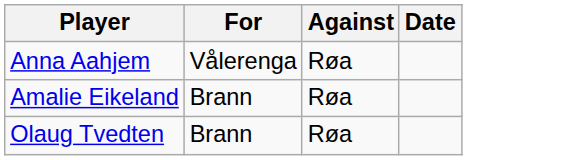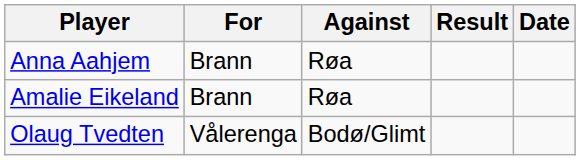+ column: (472, 23)
(243, 60) Vålerenga -> (221, 60) Brann
(221, 135) Brann -> (243, 135) Vålerenga
(330, 135) Røa -> (367, 135) Bodø/Glimt
